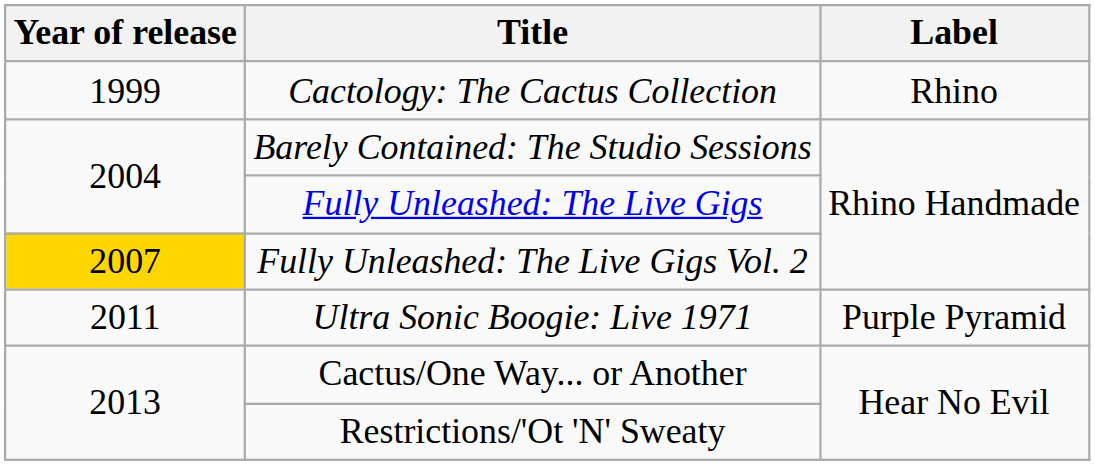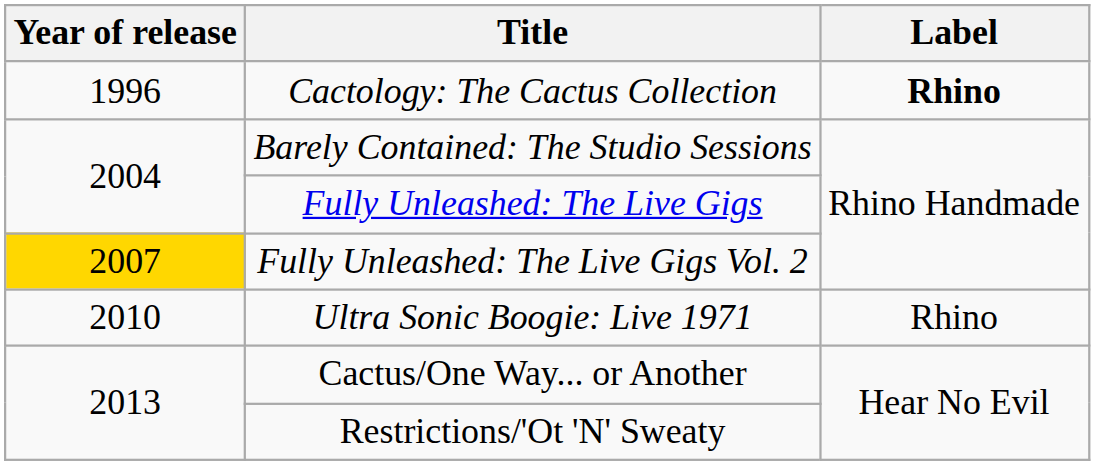(125, 89) 1999 -> (125, 89) 1996
(954, 89) normal -> (954, 89) bold
(125, 317) 2011 -> (125, 317) 2010
(954, 317) Purple Pyramid -> (954, 317) Rhino
